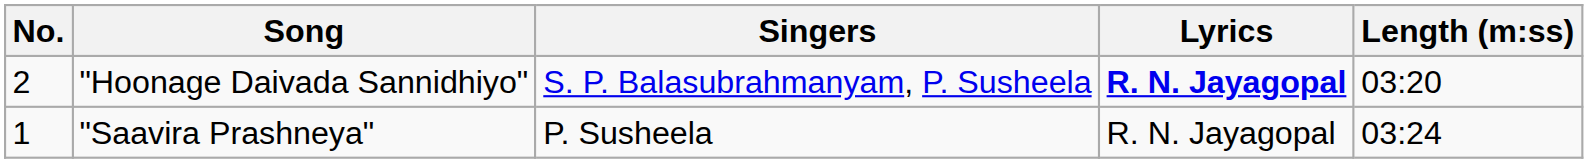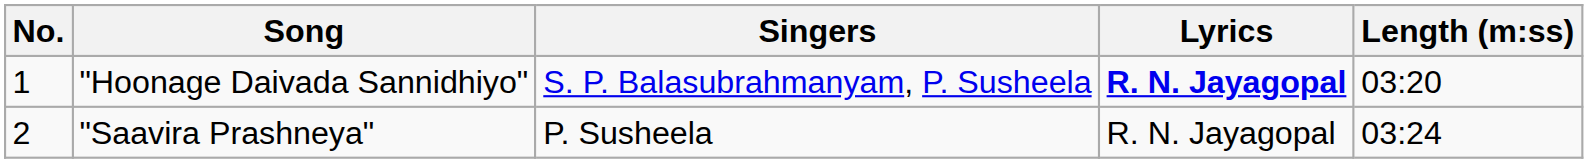(22, 82) 2 -> (22, 82) 1
(22, 133) 1 -> (22, 133) 2
